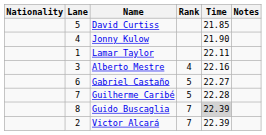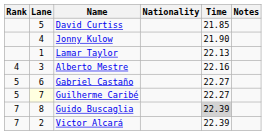columns swapped: (189, 11) <-> (35, 11)
(216, 53) 22.11 -> (216, 53) 22.13
(78, 95) no background -> (41, 95) lightyellow background
(216, 95) 22.28 -> (216, 95) 22.27
